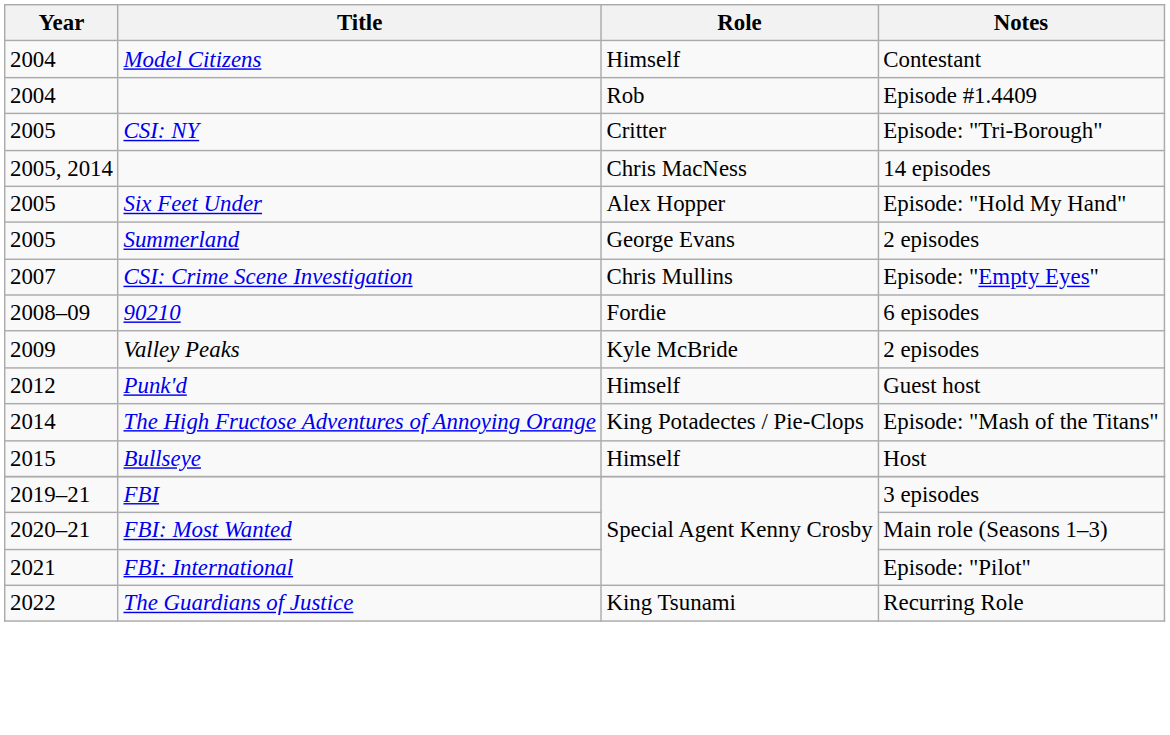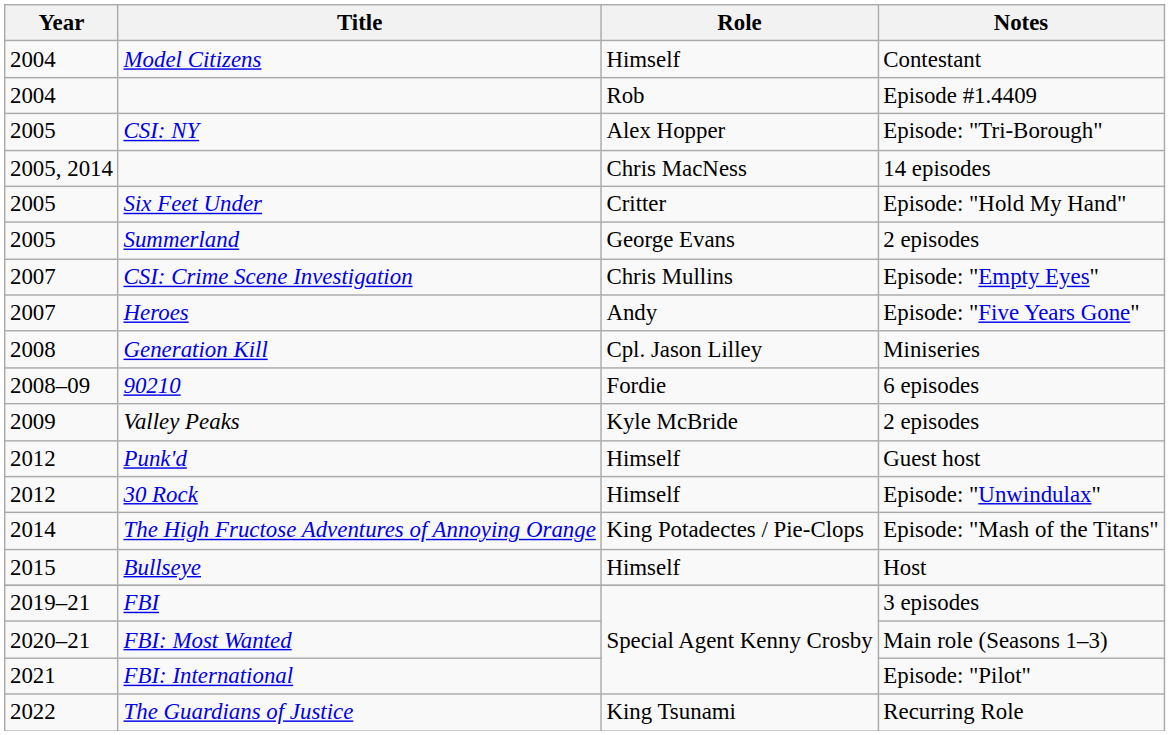(636, 131) Critter -> (666, 131) Alex Hopper
(666, 204) Alex Hopper -> (636, 204) Critter
+ row: (156, 312)
+ row: (196, 349)
+ row: (161, 494)
